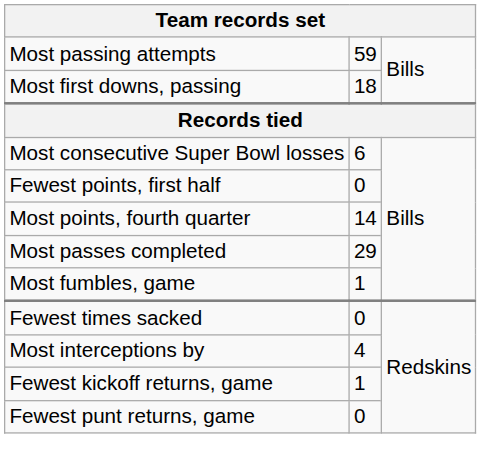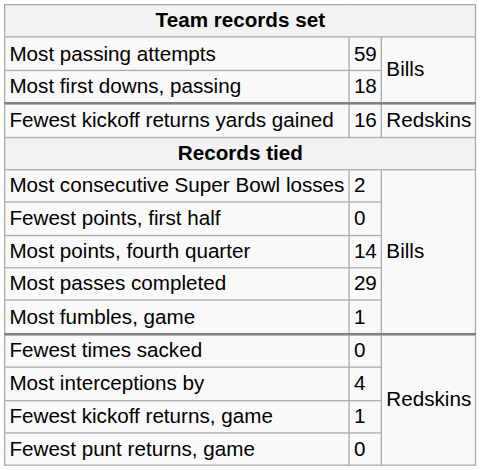+ row: (172, 120)
(360, 153) 6 -> (360, 185) 2
